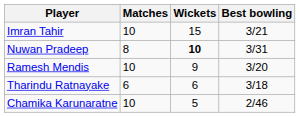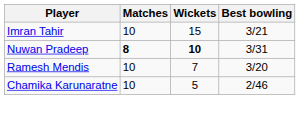(126, 49) normal -> (126, 49) bold
(195, 67) 9 -> (195, 67) 7
- row: (58, 85)
